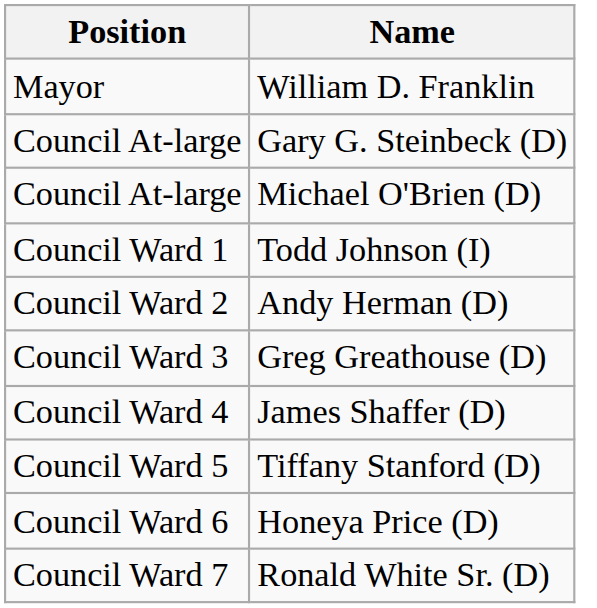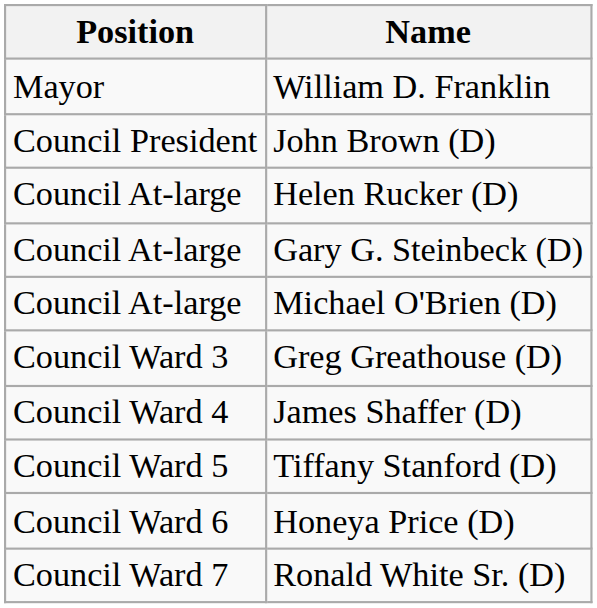+ row: (384, 140)
+ row: (396, 194)
- row: (374, 248)
- row: (383, 303)
